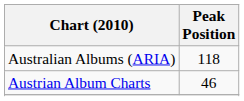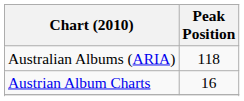(209, 82) 46 -> (209, 82) 16
